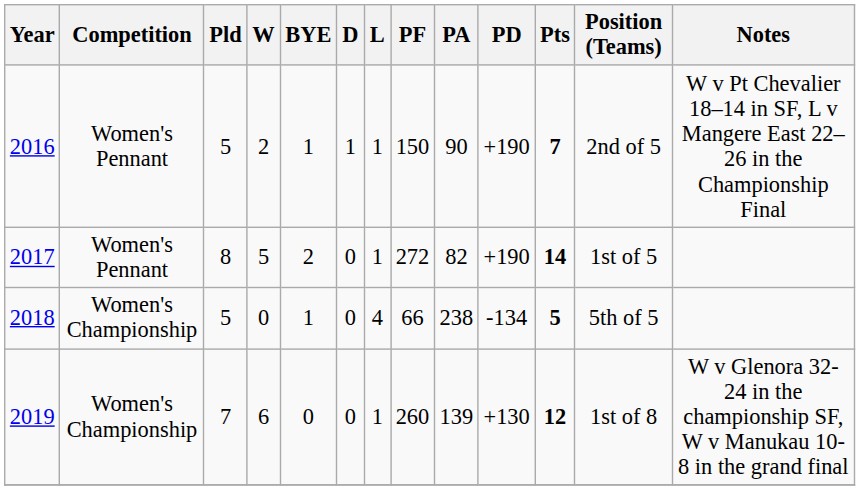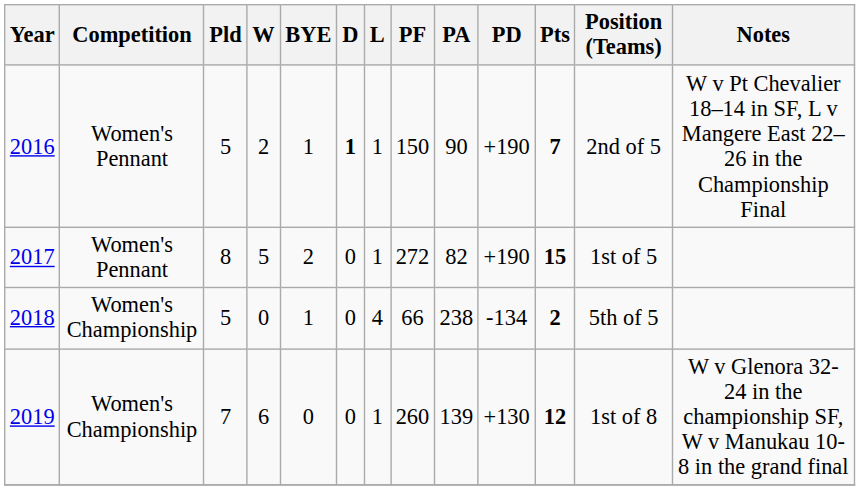(350, 145) normal -> (350, 145) bold
(555, 257) 14 -> (555, 257) 15
(555, 317) 5 -> (555, 317) 2
